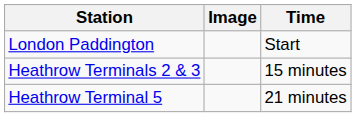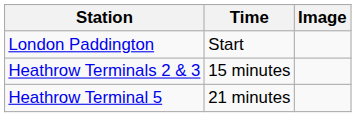columns swapped: (232, 17) <-> (306, 17)
